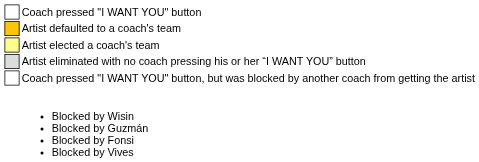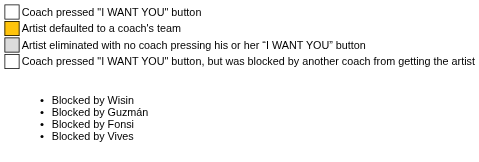- row: (91, 45)
